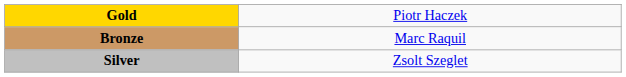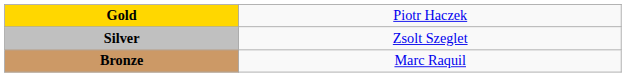rows swapped: (122, 60) <-> (122, 38)
